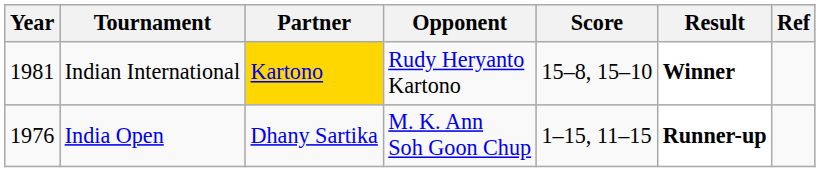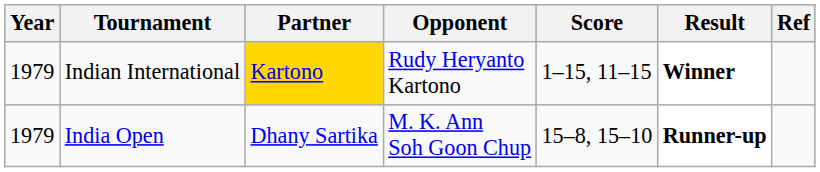(32, 72) 1981 -> (32, 72) 1979
(597, 72) 15–8, 15–10 -> (597, 72) 1–15, 11–15
(32, 135) 1976 -> (32, 135) 1979
(597, 135) 1–15, 11–15 -> (597, 135) 15–8, 15–10
